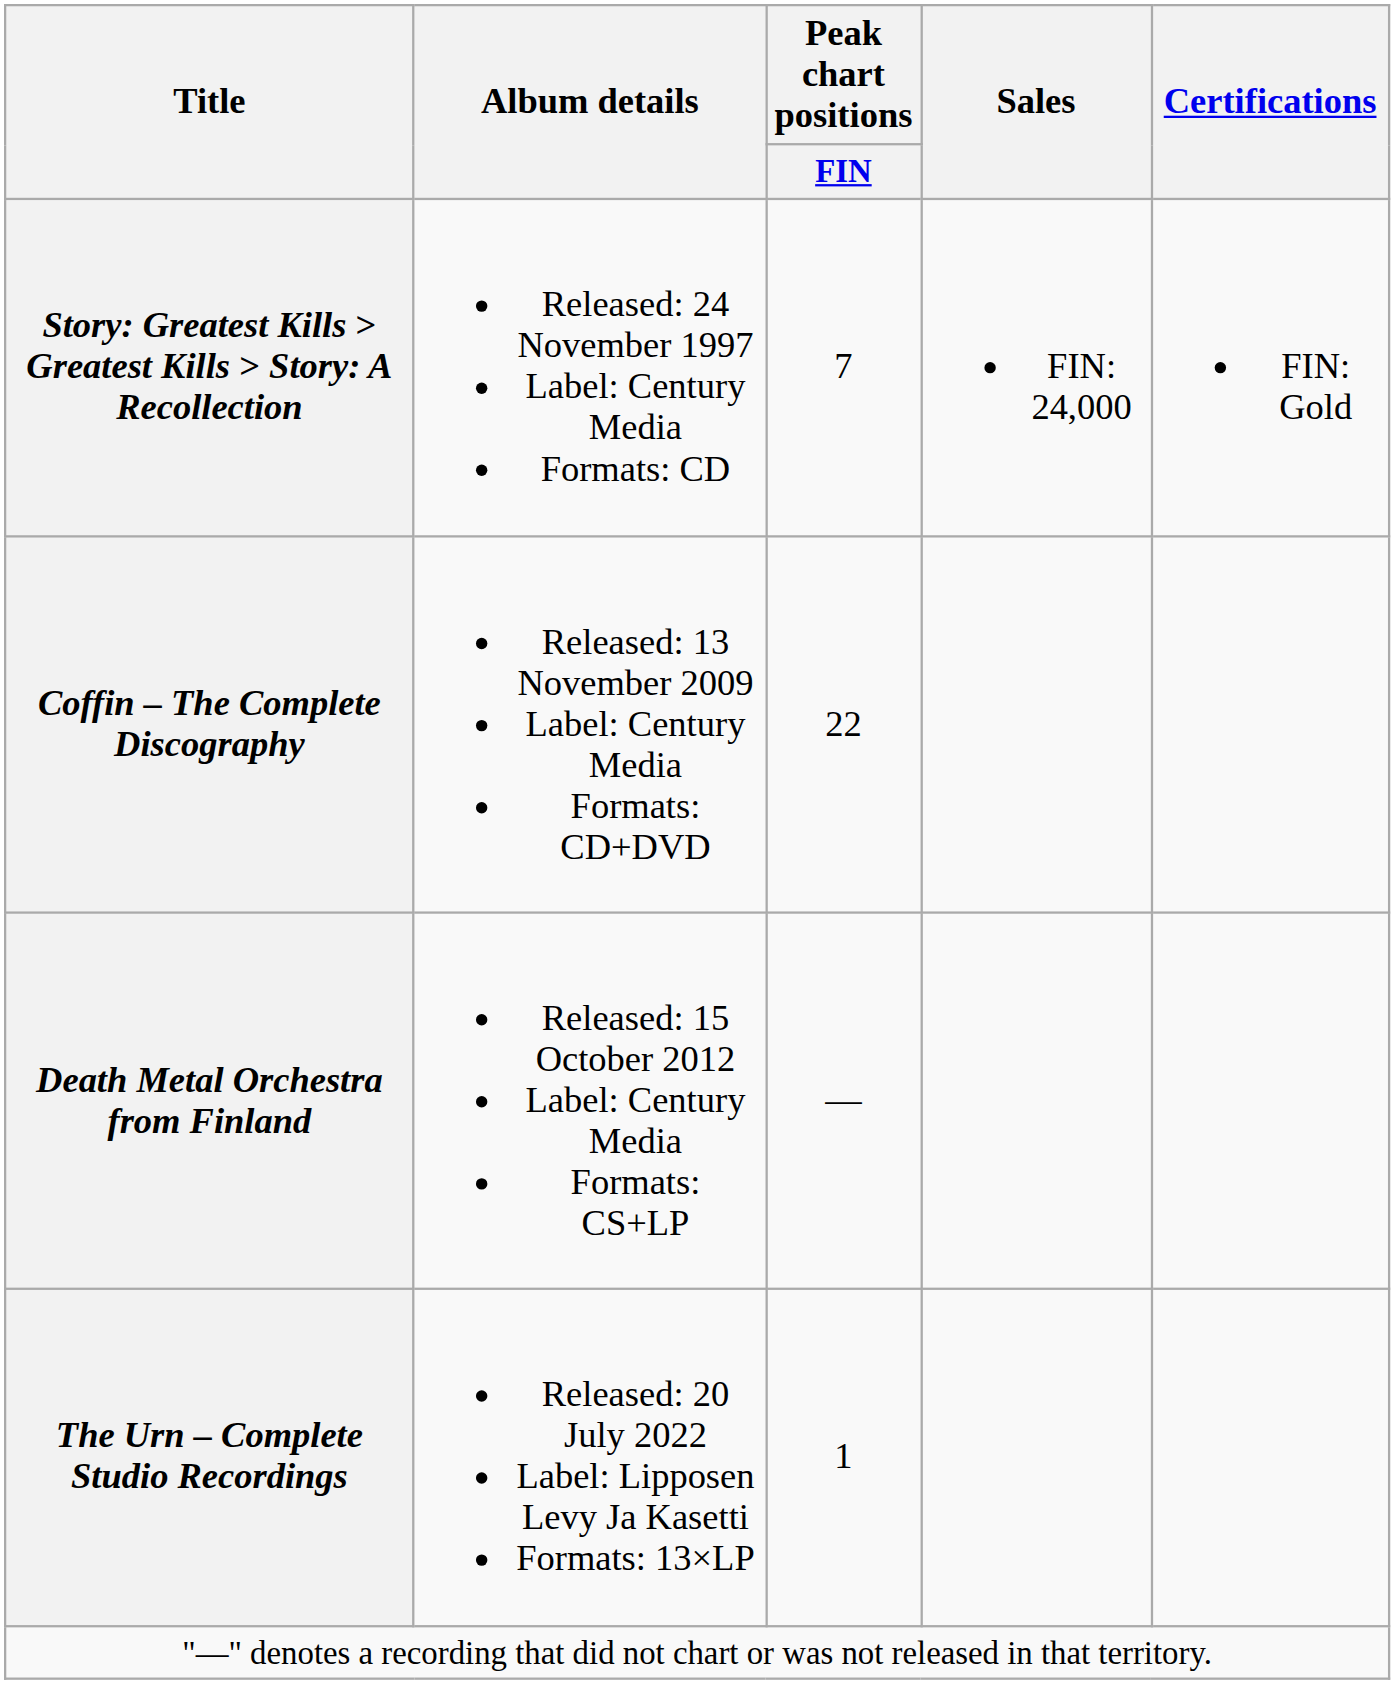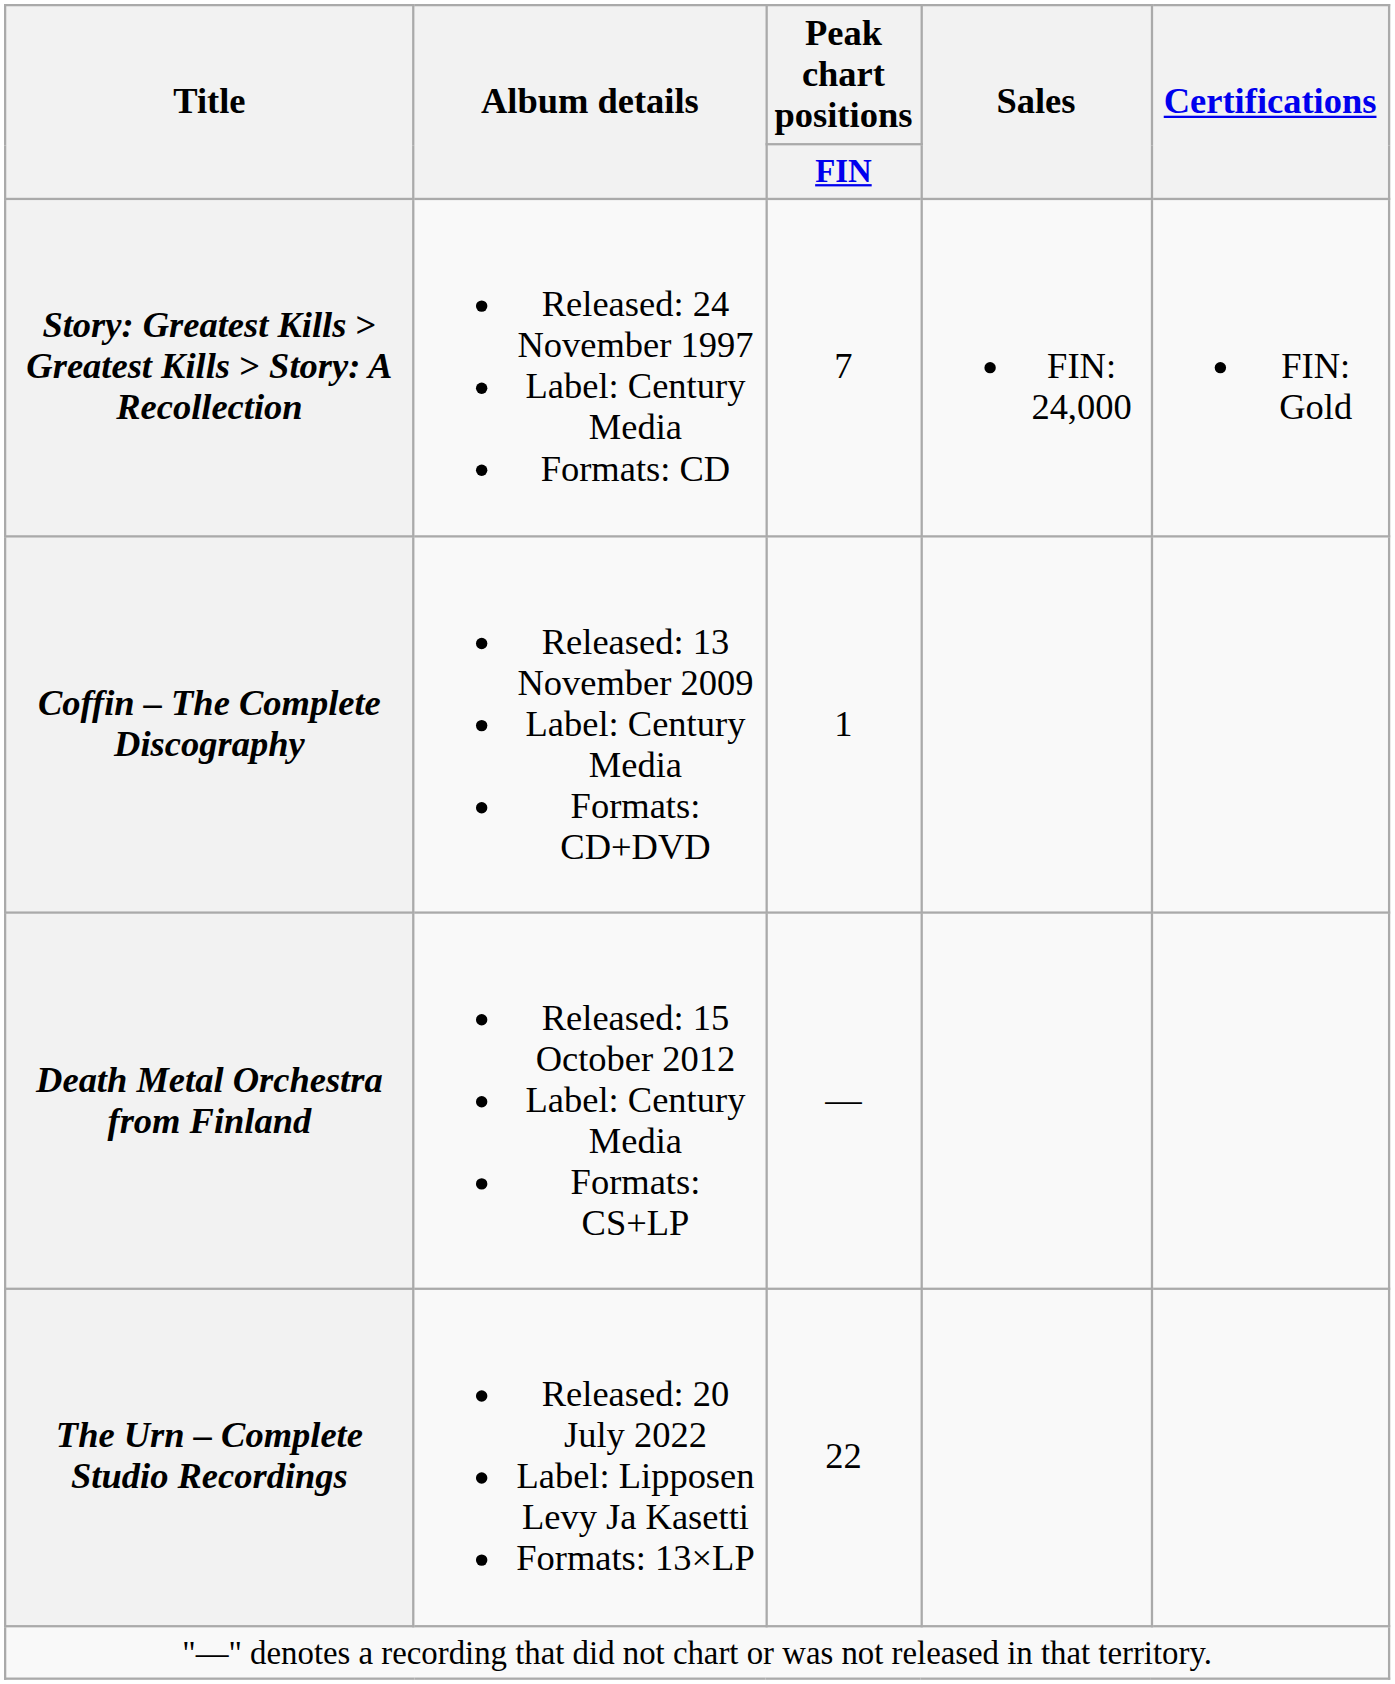(843, 723) 22 -> (843, 723) 1
(843, 1456) 1 -> (843, 1456) 22
